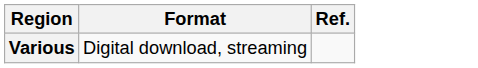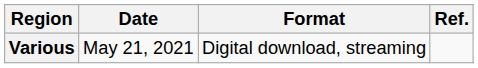+ column: (138, 18)
